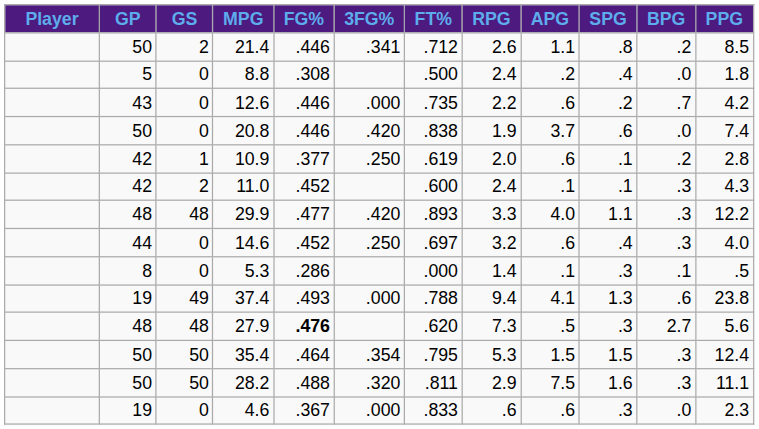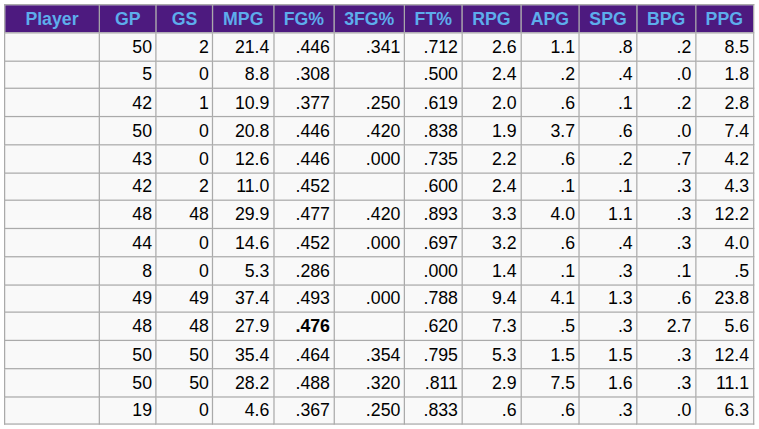rows swapped: (252, 103) <-> (252, 159)
(383, 243) .250 -> (383, 243) .000
(142, 299) 19 -> (142, 299) 49
(383, 411) .000 -> (383, 411) .250
(737, 411) 2.3 -> (737, 411) 6.3
